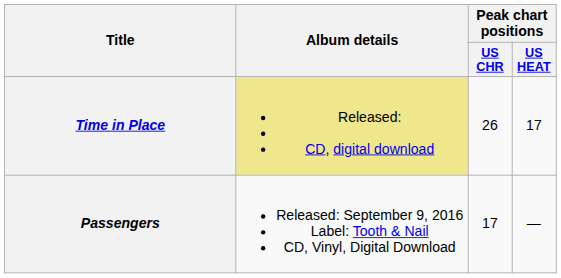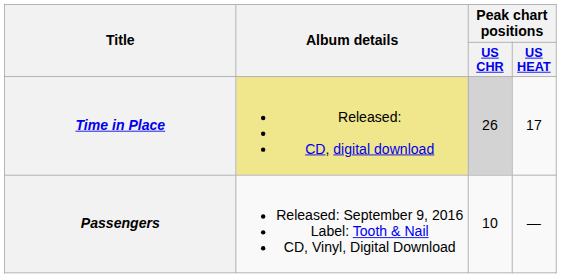(490, 125) no background -> (490, 125) lightgrey background
(490, 223) 17 -> (490, 223) 10
